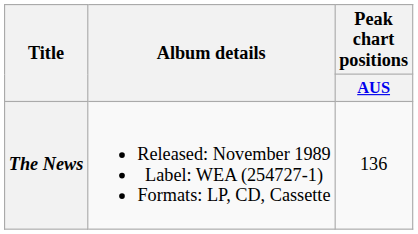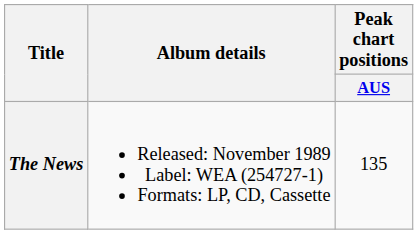(374, 165) 136 -> (374, 165) 135
